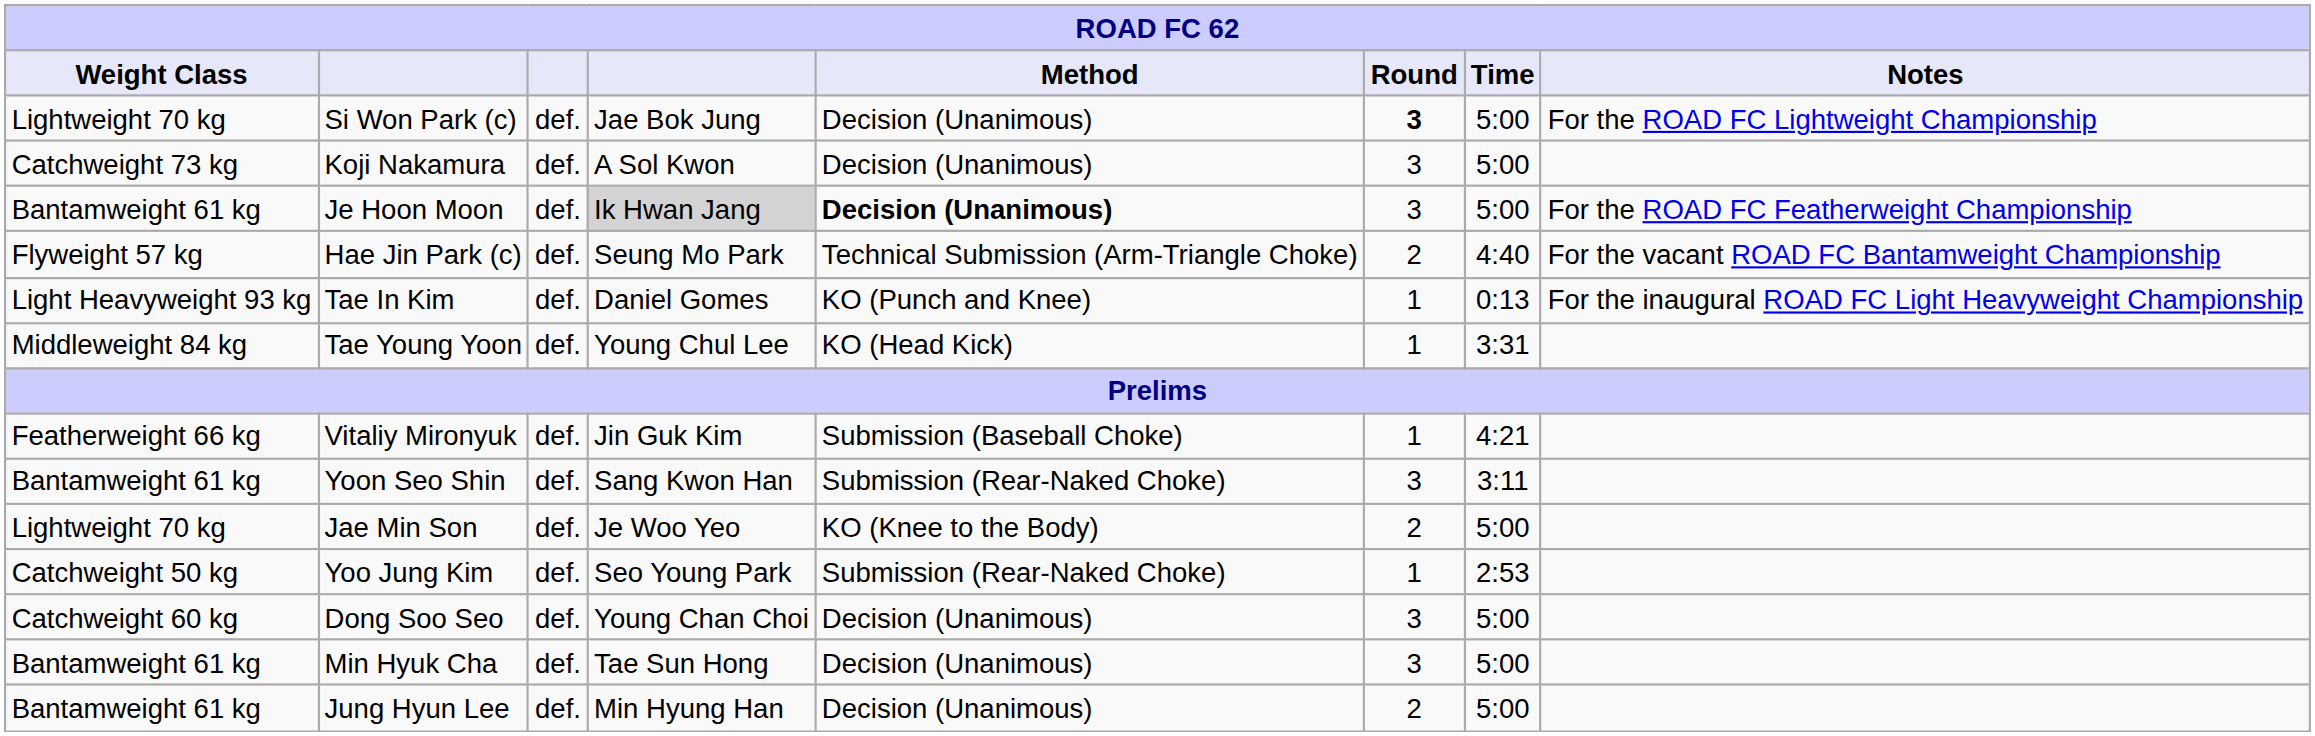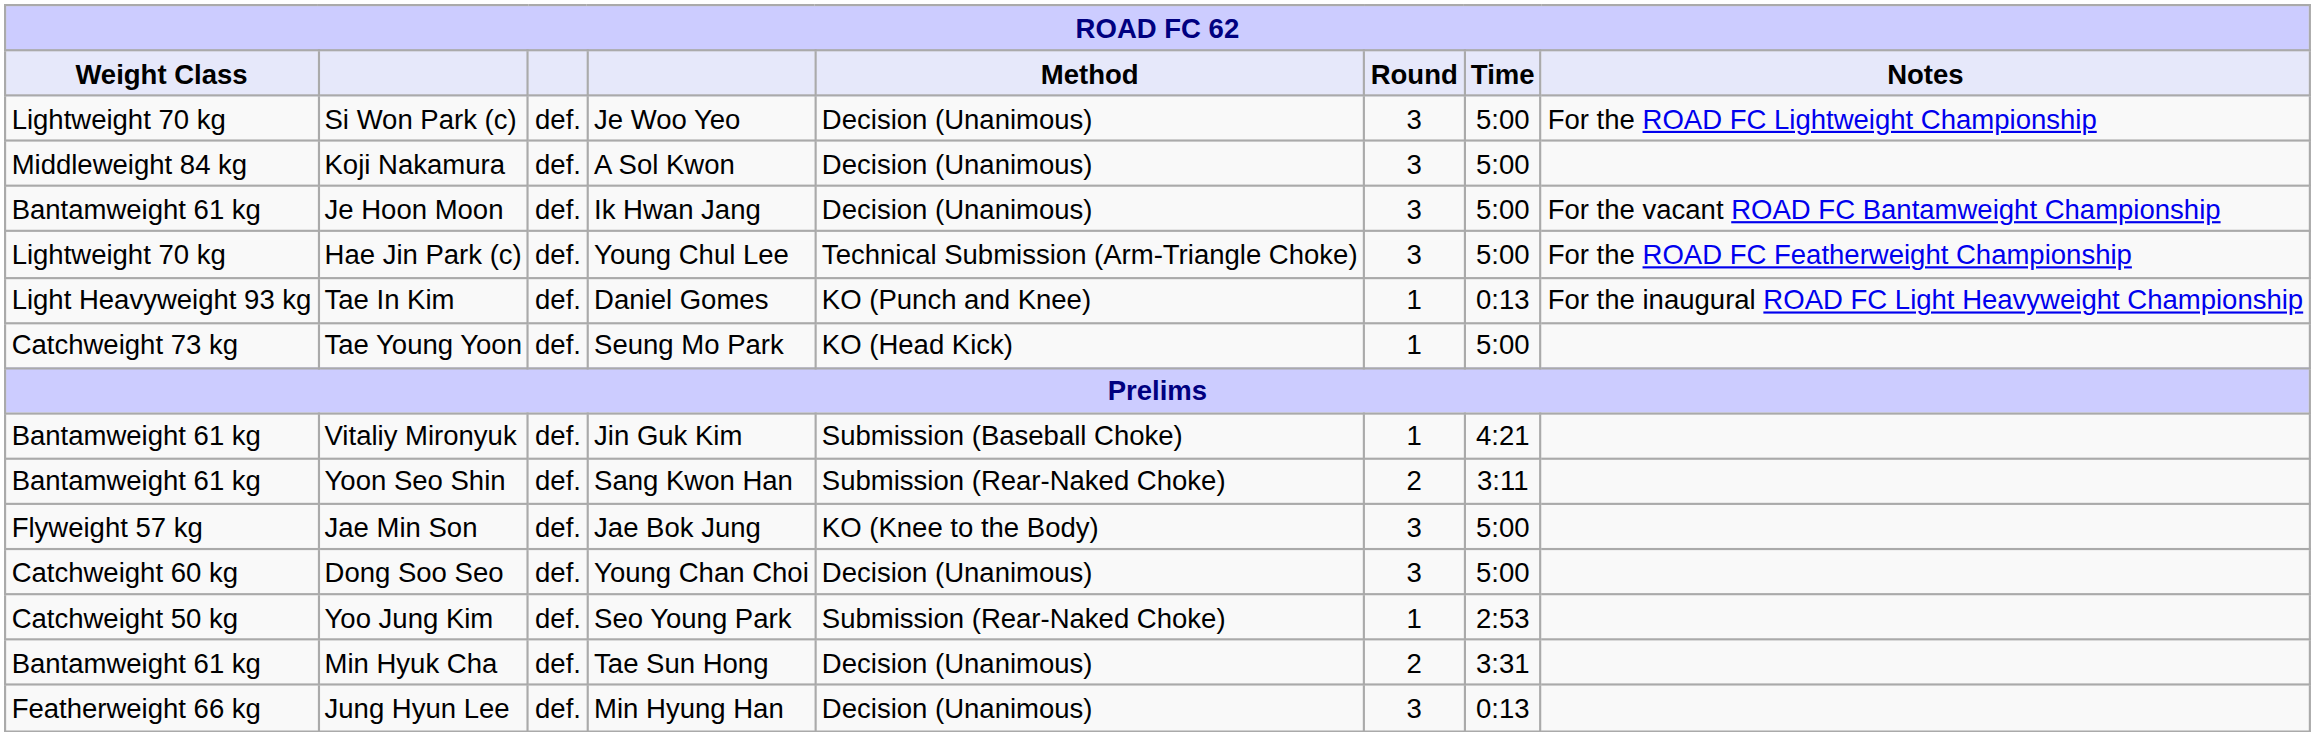(677, 118) Jae Bok Jung -> (667, 118) Je Woo Yeo
(1414, 118) bold -> (1414, 118) normal
(125, 164) Catchweight 73 kg -> (129, 164) Middleweight 84 kg
(677, 209) lightgrey background -> (677, 209) no background
(967, 209) bold -> (957, 209) normal
(1840, 209) For the ROAD FC Featherweight Championship -> (1884, 209) For the vacant ROAD FC Bantamweight Championship
(107, 254) Flyweight 57 kg -> (119, 254) Lightweight 70 kg
(689, 254) Seung Mo Park -> (691, 254) Young Chul Lee
(1414, 254) 2 -> (1414, 254) 3
(1503, 254) 4:40 -> (1503, 254) 5:00
(1884, 254) For the vacant ROAD FC Bantamweight Championship -> (1840, 254) For the ROAD FC Featherweight Championship
(129, 345) Middleweight 84 kg -> (125, 345) Catchweight 73 kg
(691, 345) Young Chul Lee -> (689, 345) Seung Mo Park
(1503, 345) 3:31 -> (1503, 345) 5:00
(136, 436) Featherweight 66 kg -> (136, 436) Bantamweight 61 kg
(1414, 481) 3 -> (1414, 481) 2
(119, 526) Lightweight 70 kg -> (107, 526) Flyweight 57 kg
(667, 526) Je Woo Yeo -> (677, 526) Jae Bok Jung
(1414, 526) 2 -> (1414, 526) 3
rows swapped: (414, 617) <-> (409, 572)
(1414, 662) 3 -> (1414, 662) 2
(1503, 662) 5:00 -> (1503, 662) 3:31
(136, 708) Bantamweight 61 kg -> (136, 708) Featherweight 66 kg
(1414, 708) 2 -> (1414, 708) 3
(1503, 708) 5:00 -> (1503, 708) 0:13
